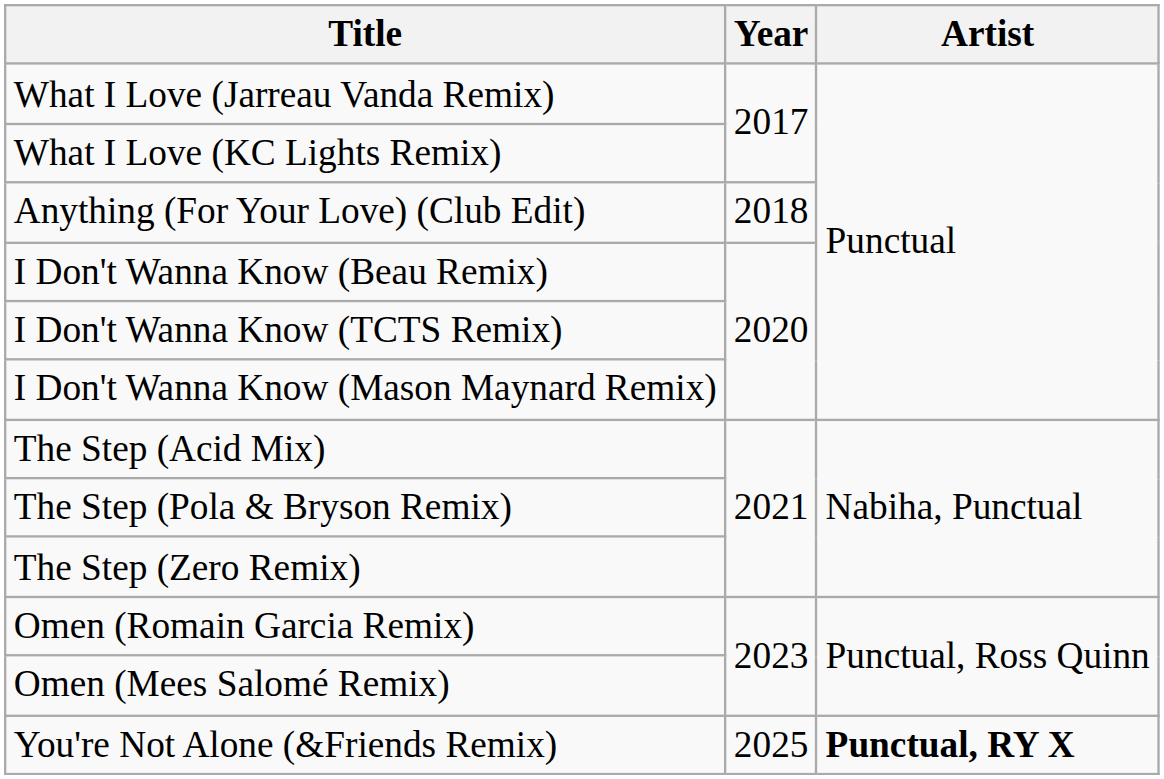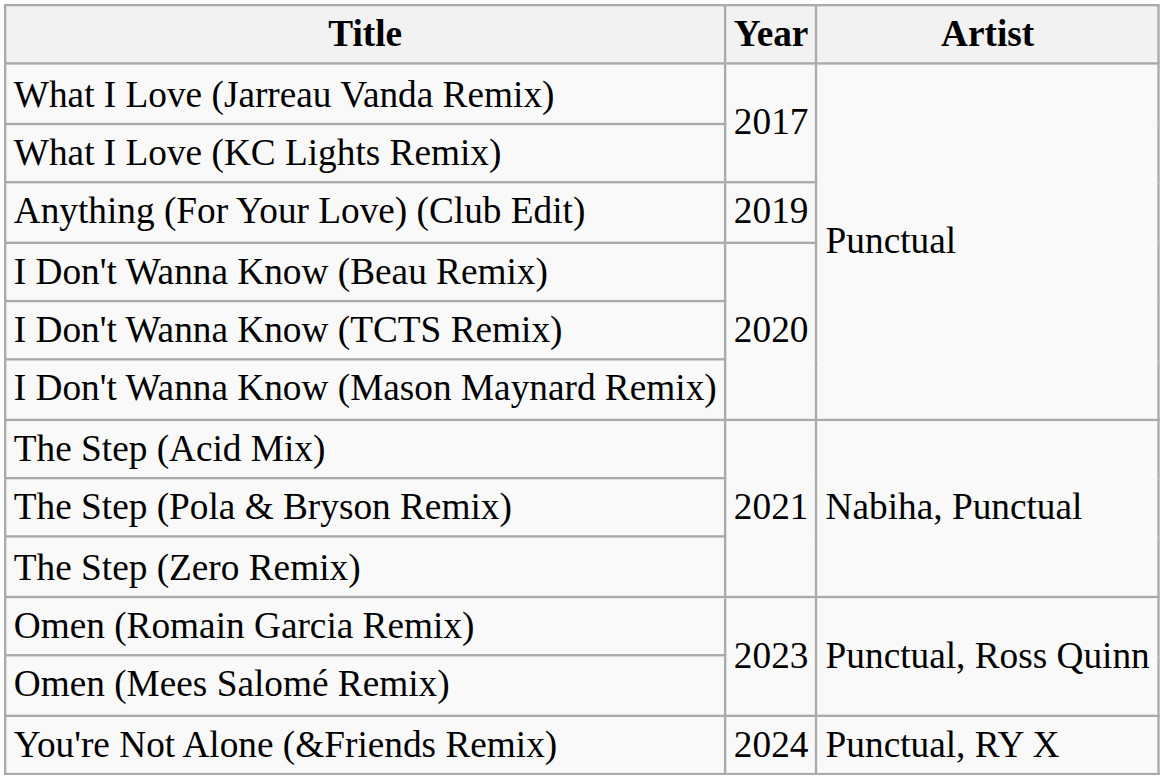(771, 211) 2018 -> (771, 211) 2019
(771, 743) 2025 -> (771, 743) 2024
(950, 743) bold -> (942, 743) normal
